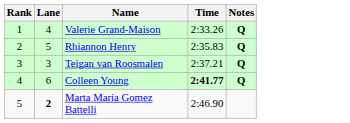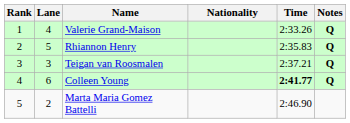+ column: (232, 13)
(48, 104) bold -> (48, 104) normal
